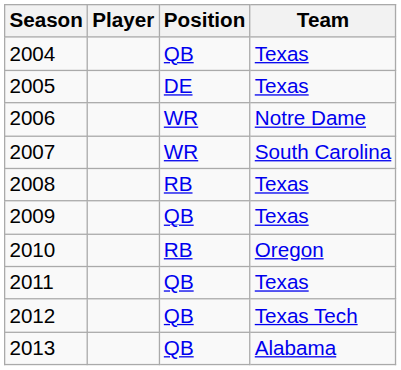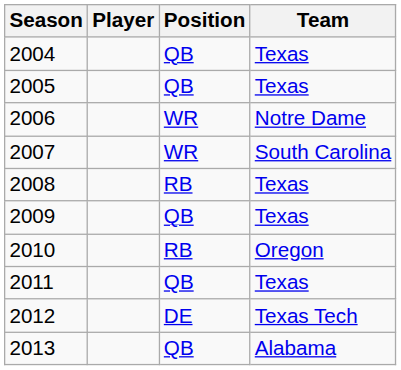(178, 86) DE -> (179, 86) QB
(179, 315) QB -> (178, 315) DE
